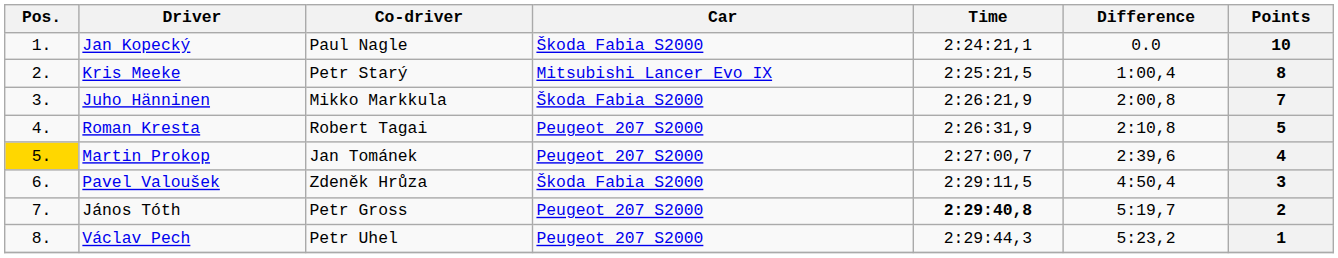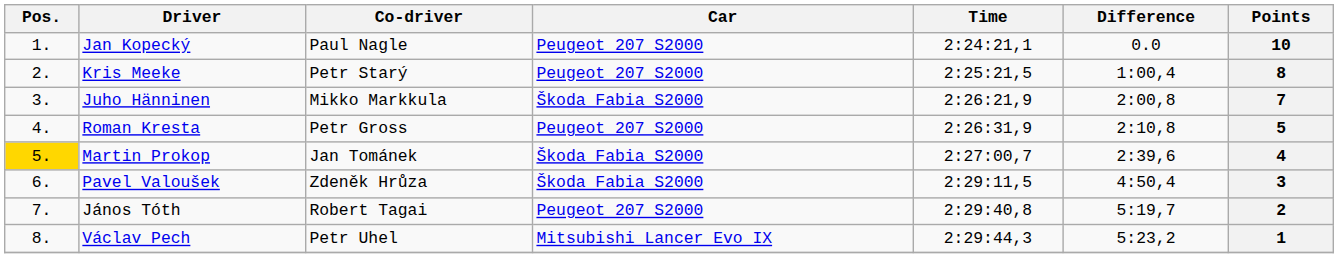(620, 46) Škoda Fabia S2000 -> (620, 46) Peugeot 207 S2000
(654, 73) Mitsubishi Lancer Evo IX -> (620, 73) Peugeot 207 S2000
(368, 128) Robert Tagai -> (358, 128) Petr Gross
(620, 156) Peugeot 207 S2000 -> (620, 156) Škoda Fabia S2000
(358, 211) Petr Gross -> (368, 211) Robert Tagai
(988, 211) bold -> (988, 211) normal
(620, 238) Peugeot 207 S2000 -> (654, 238) Mitsubishi Lancer Evo IX
